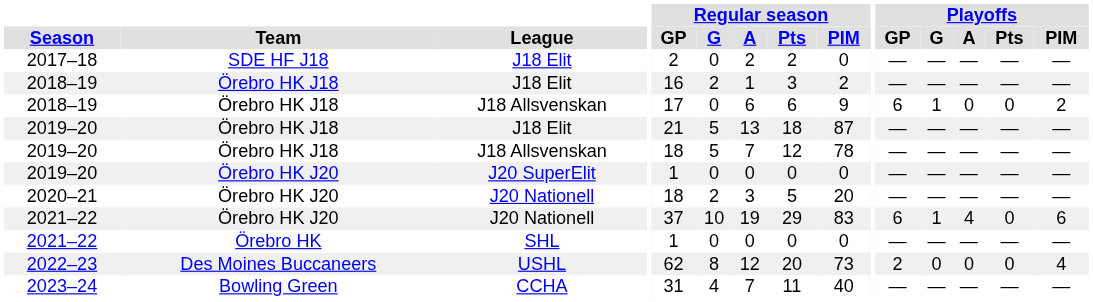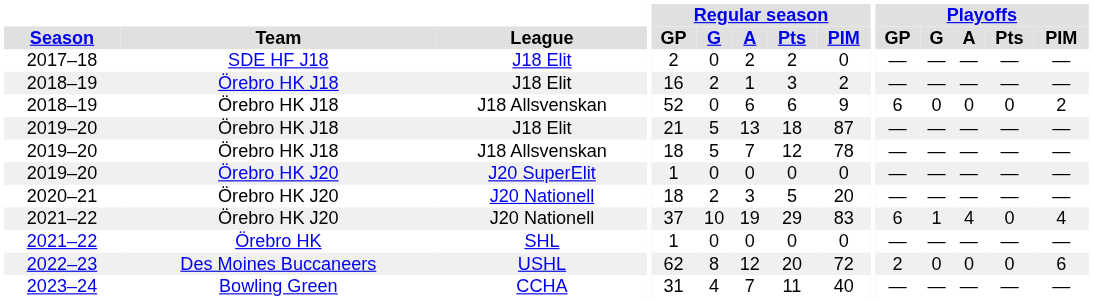(674, 105) 17 -> (674, 105) 52
(936, 105) 1 -> (936, 105) 0
(1061, 218) 6 -> (1061, 218) 4
(844, 263) 73 -> (844, 263) 72
(1061, 263) 4 -> (1061, 263) 6
